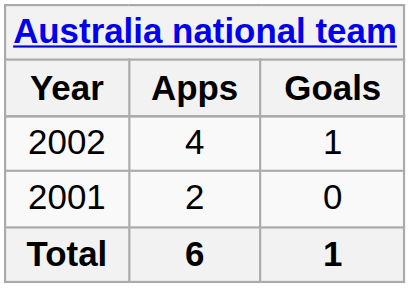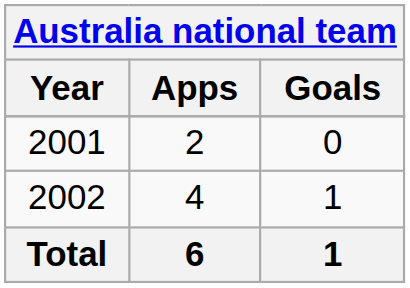rows swapped: (67, 198) <-> (67, 142)
